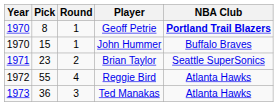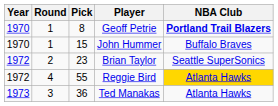columns swapped: (76, 12) <-> (45, 12)
(18, 61) 1971 -> (18, 61) 1972
(218, 77) no background -> (218, 77) gold background
